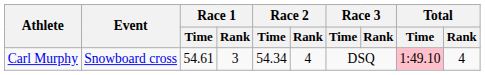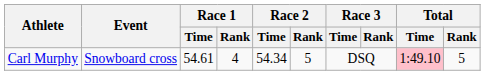(235, 59) 3 -> (235, 59) 4
(308, 59) 4 -> (308, 59) 5
(462, 59) 4 -> (462, 59) 5
